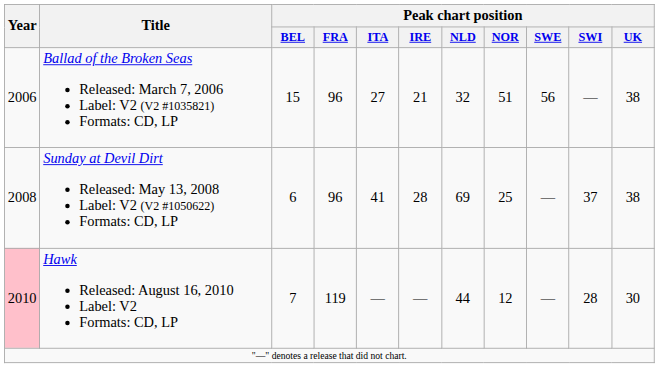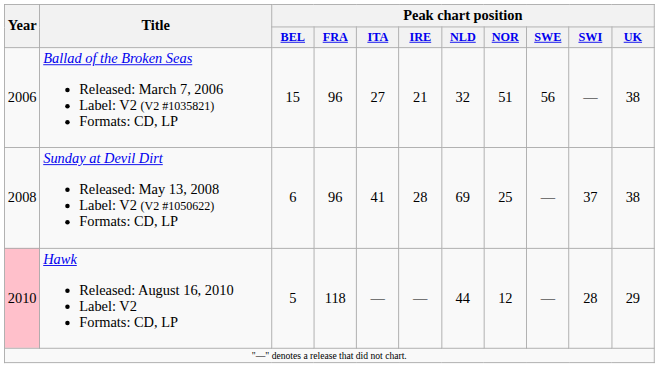(293, 298) 7 -> (293, 298) 5
(335, 298) 119 -> (335, 298) 118
(633, 298) 30 -> (633, 298) 29
